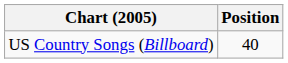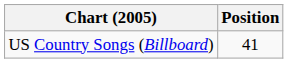(250, 44) 40 -> (250, 44) 41
